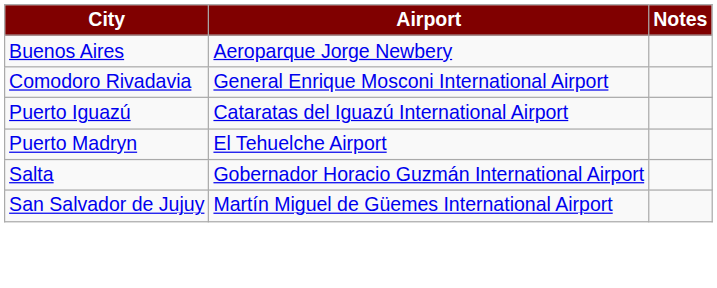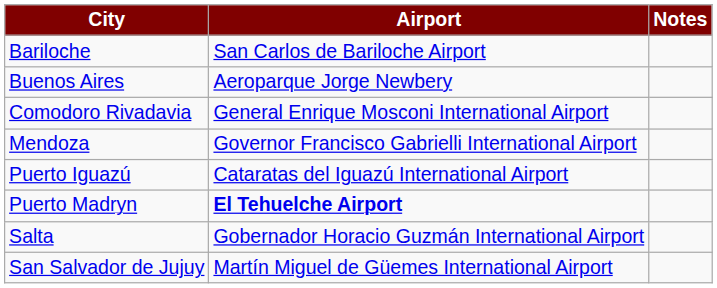+ row: (50, 50)
+ row: (49, 143)
(300, 143) normal -> (308, 205) bold
